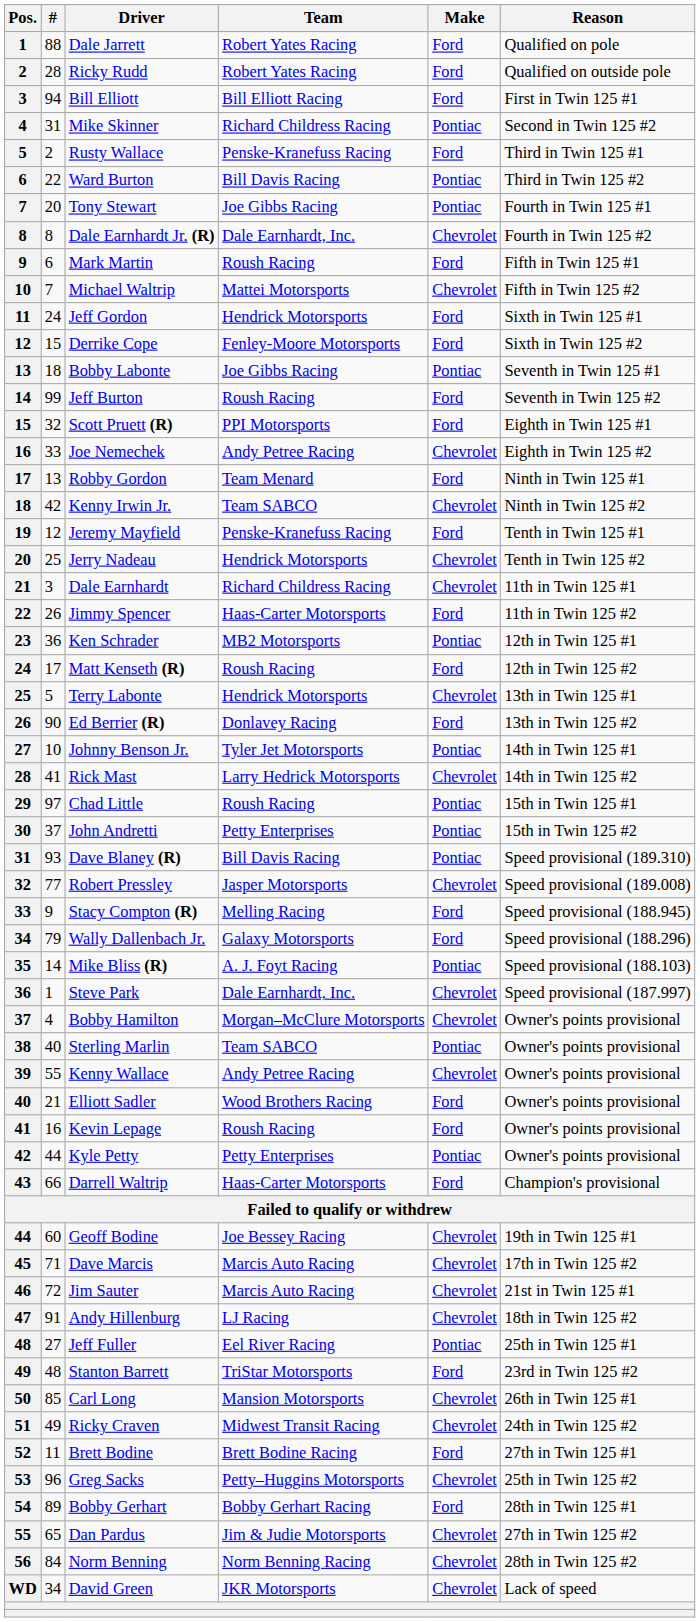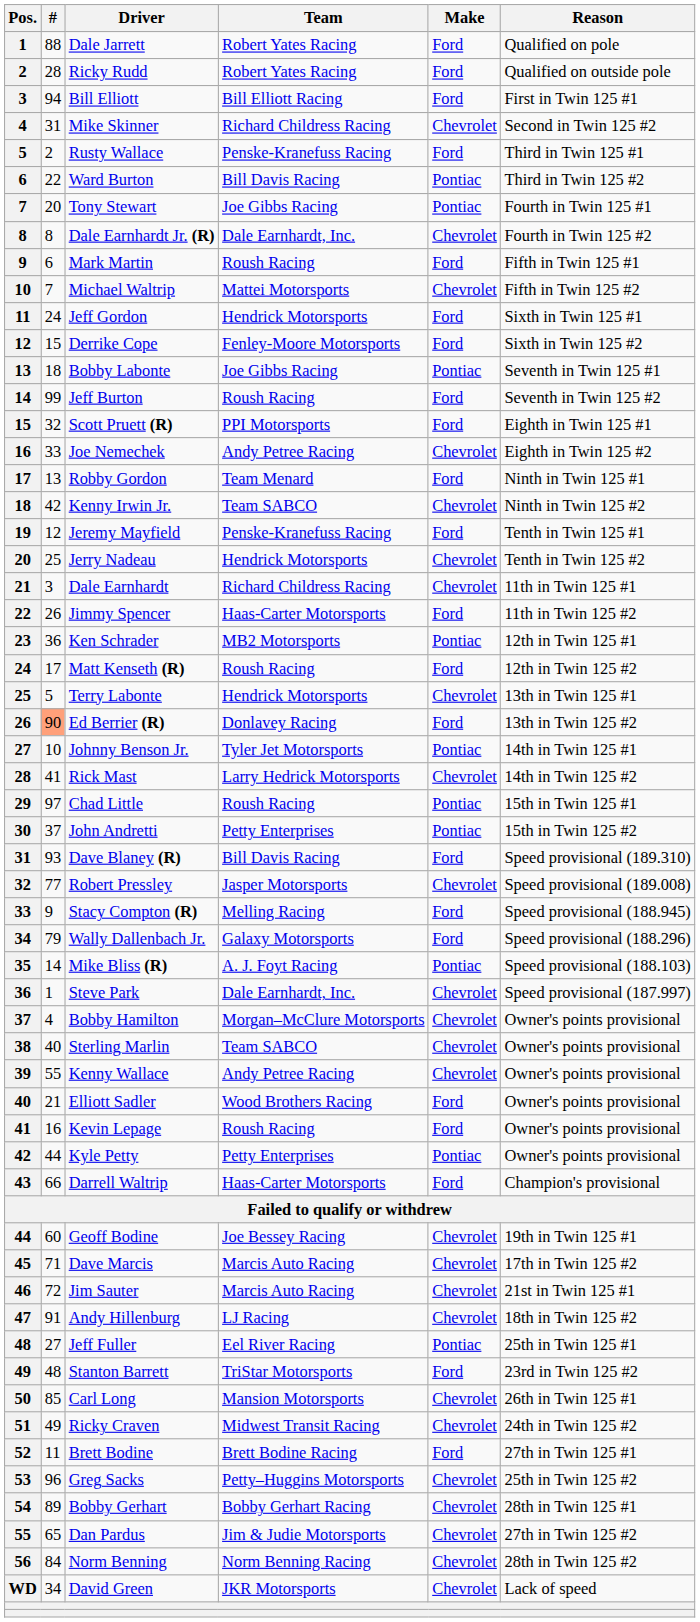(457, 126) Pontiac -> (465, 126) Chevrolet
(53, 721) no background -> (53, 721) lightsalmon background
(457, 857) Pontiac -> (448, 857) Ford
(457, 1046) Pontiac -> (465, 1046) Chevrolet
(448, 1506) Ford -> (465, 1506) Chevrolet
